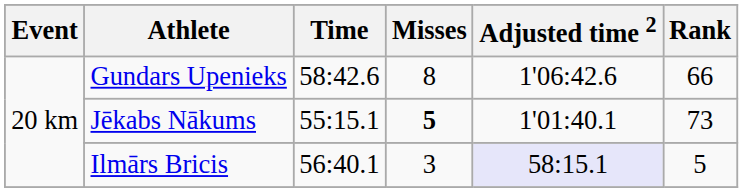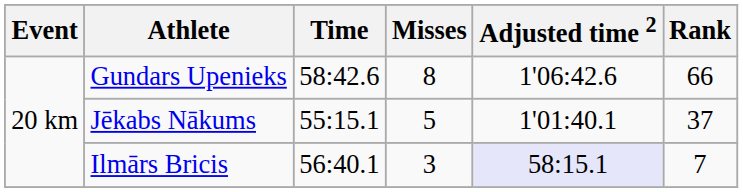(429, 121) bold -> (429, 121) normal
(700, 121) 73 -> (700, 121) 37
(700, 164) 5 -> (700, 164) 7
